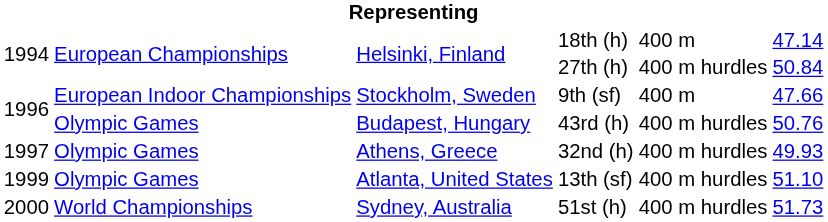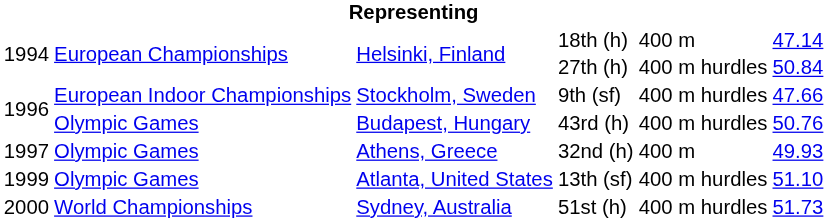(667, 95) 400 m -> (703, 95) 400 m hurdles
(703, 151) 400 m hurdles -> (667, 151) 400 m
